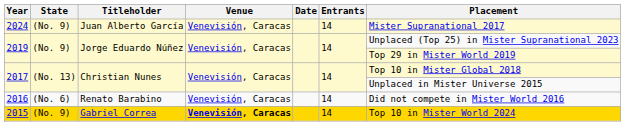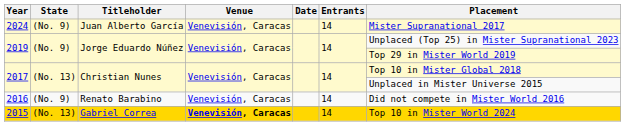(52, 99) (No. 6) -> (52, 99) (No. 9)
(52, 114) (No. 9) -> (54, 114) (No. 13)
